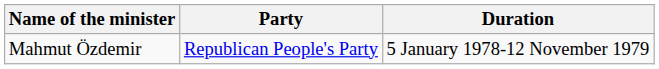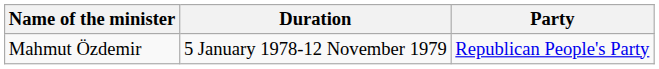columns swapped: (281, 19) <-> (518, 19)
